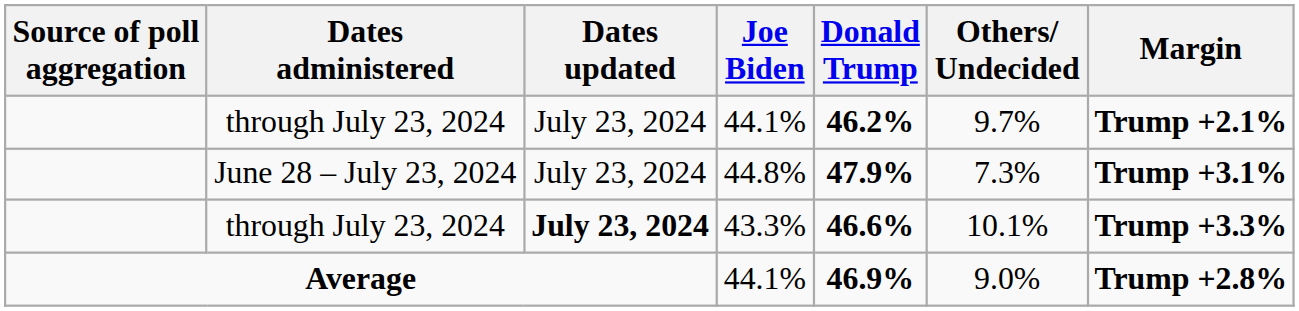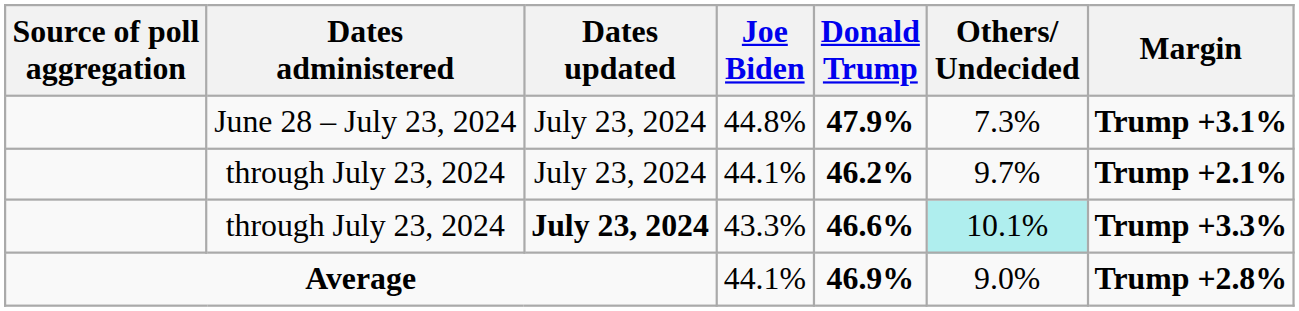rows swapped: (365, 173) <-> (365, 121)
(1007, 226) no background -> (1007, 226) paleturquoise background
